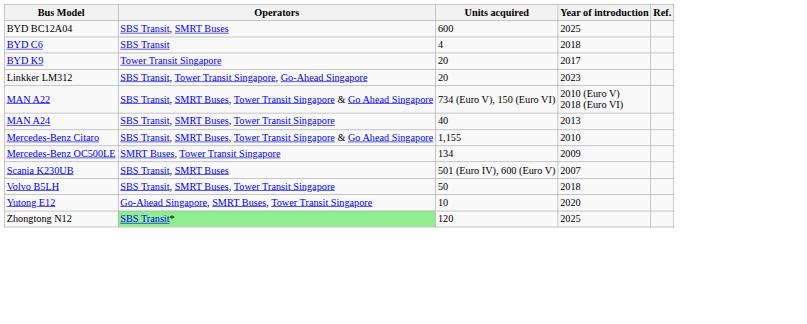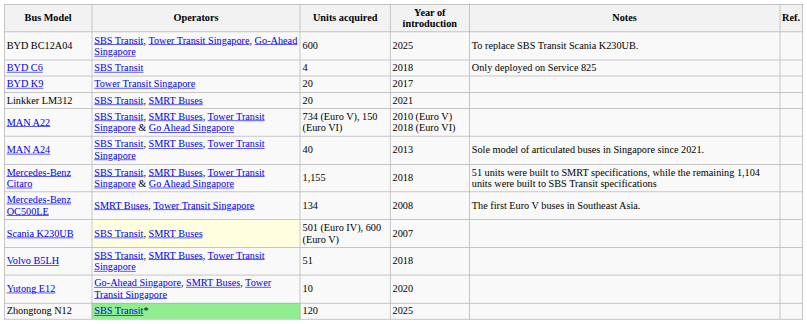+ column: (625, 18)
(175, 28) SBS Transit, SMRT Buses -> (196, 46) SBS Transit, Tower Transit Singapore, Go-Ahead Singapore
(244, 77) SBS Transit, Tower Transit Singapore, Go-Ahead Singapore -> (148, 100) SBS Transit, SMRT Buses
(570, 77) 2023 -> (403, 100) 2021
(570, 137) 2010 -> (403, 178) 2018
(570, 154) 2009 -> (403, 205) 2008
(175, 170) no background -> (148, 233) lightyellow background
(443, 186) 50 -> (308, 261) 51
